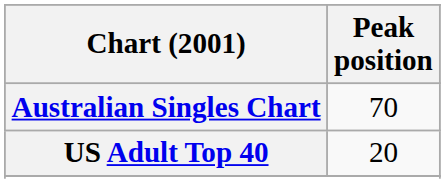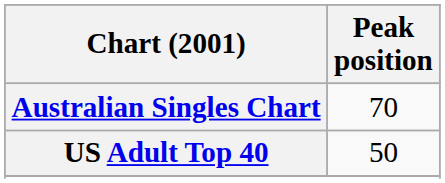(383, 152) 20 -> (383, 152) 50
